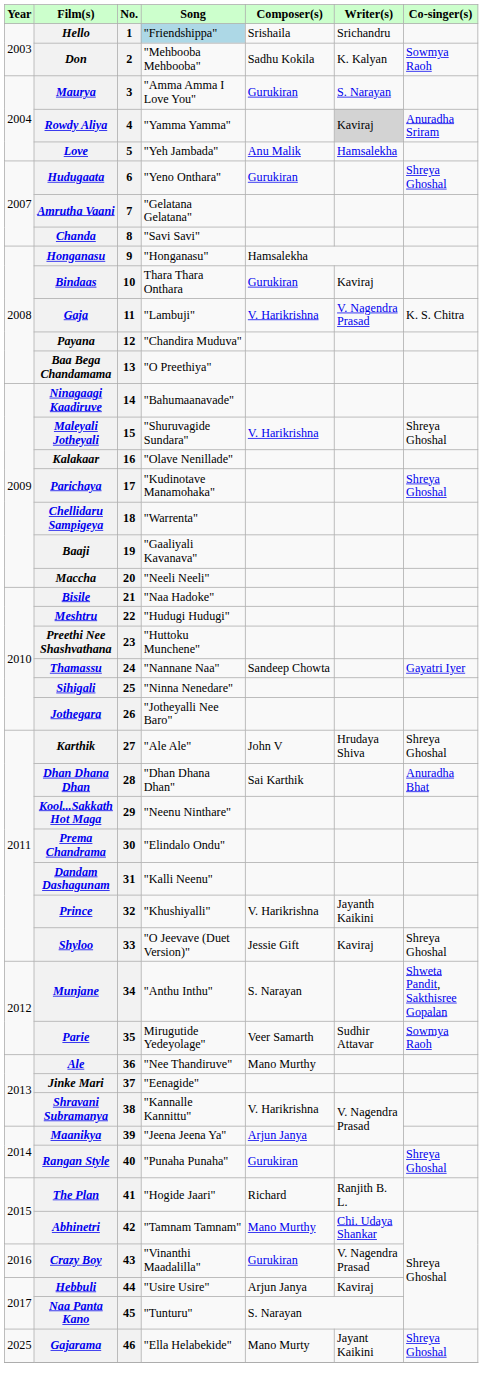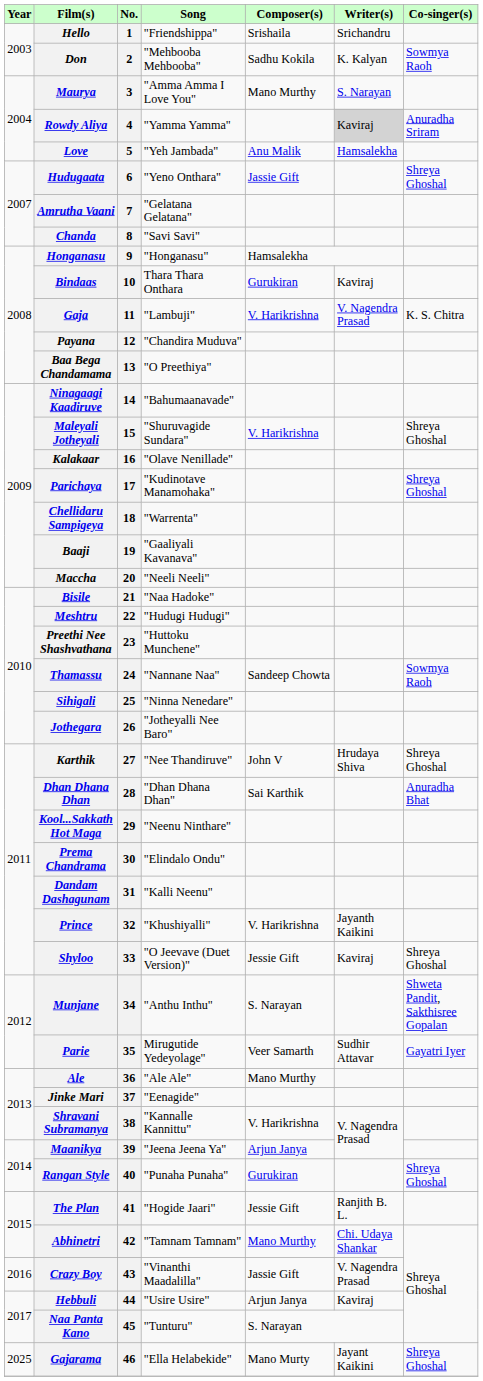(180, 33) lightblue background -> (180, 33) no background
(273, 92) Gurukiran -> (282, 92) Mano Murthy
(273, 177) Gurukiran -> (273, 177) Jassie Gift
(436, 668) Gayatri Iyer -> (427, 675) Sowmya Raoh
(167, 746) "Ale Ale" -> (188, 760) "Nee Thandiruve"
(427, 1037) Sowmya Raoh -> (436, 1051) Gayatri Iyer
(188, 1064) "Nee Thandiruve" -> (167, 1077) "Ale Ale"
(267, 1194) Richard -> (273, 1208) Jessie Gift
(273, 1260) Gurukiran -> (273, 1274) Jassie Gift
